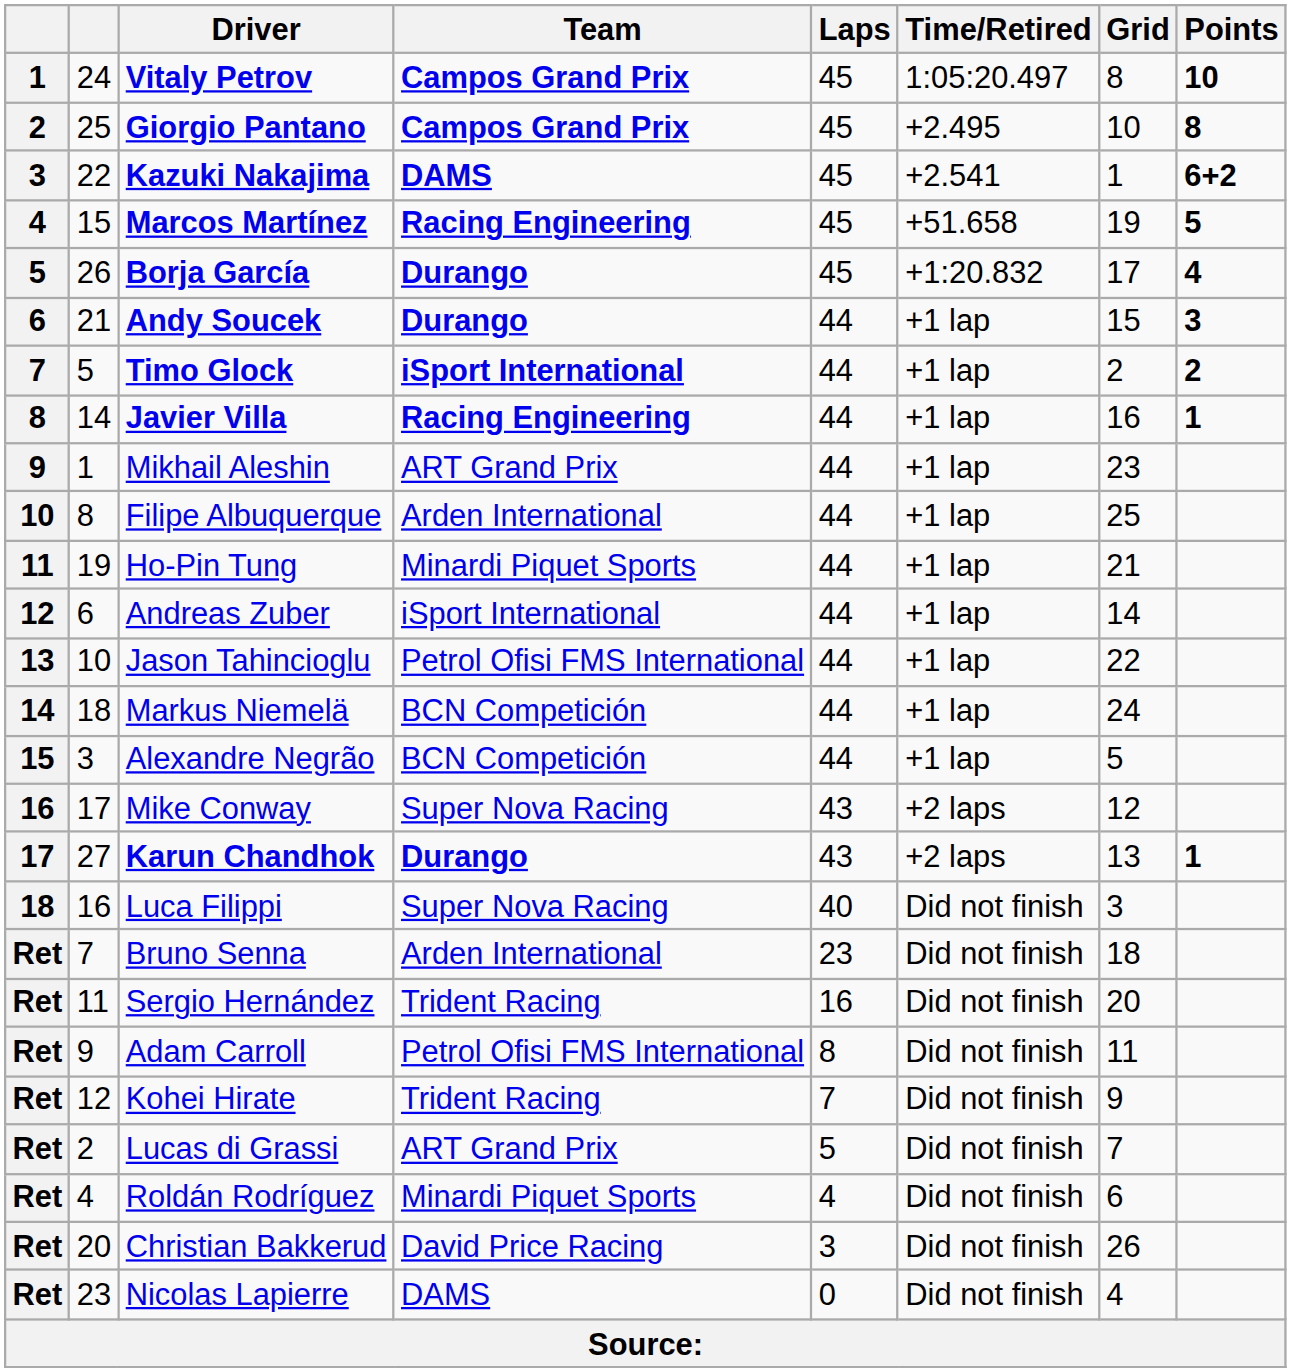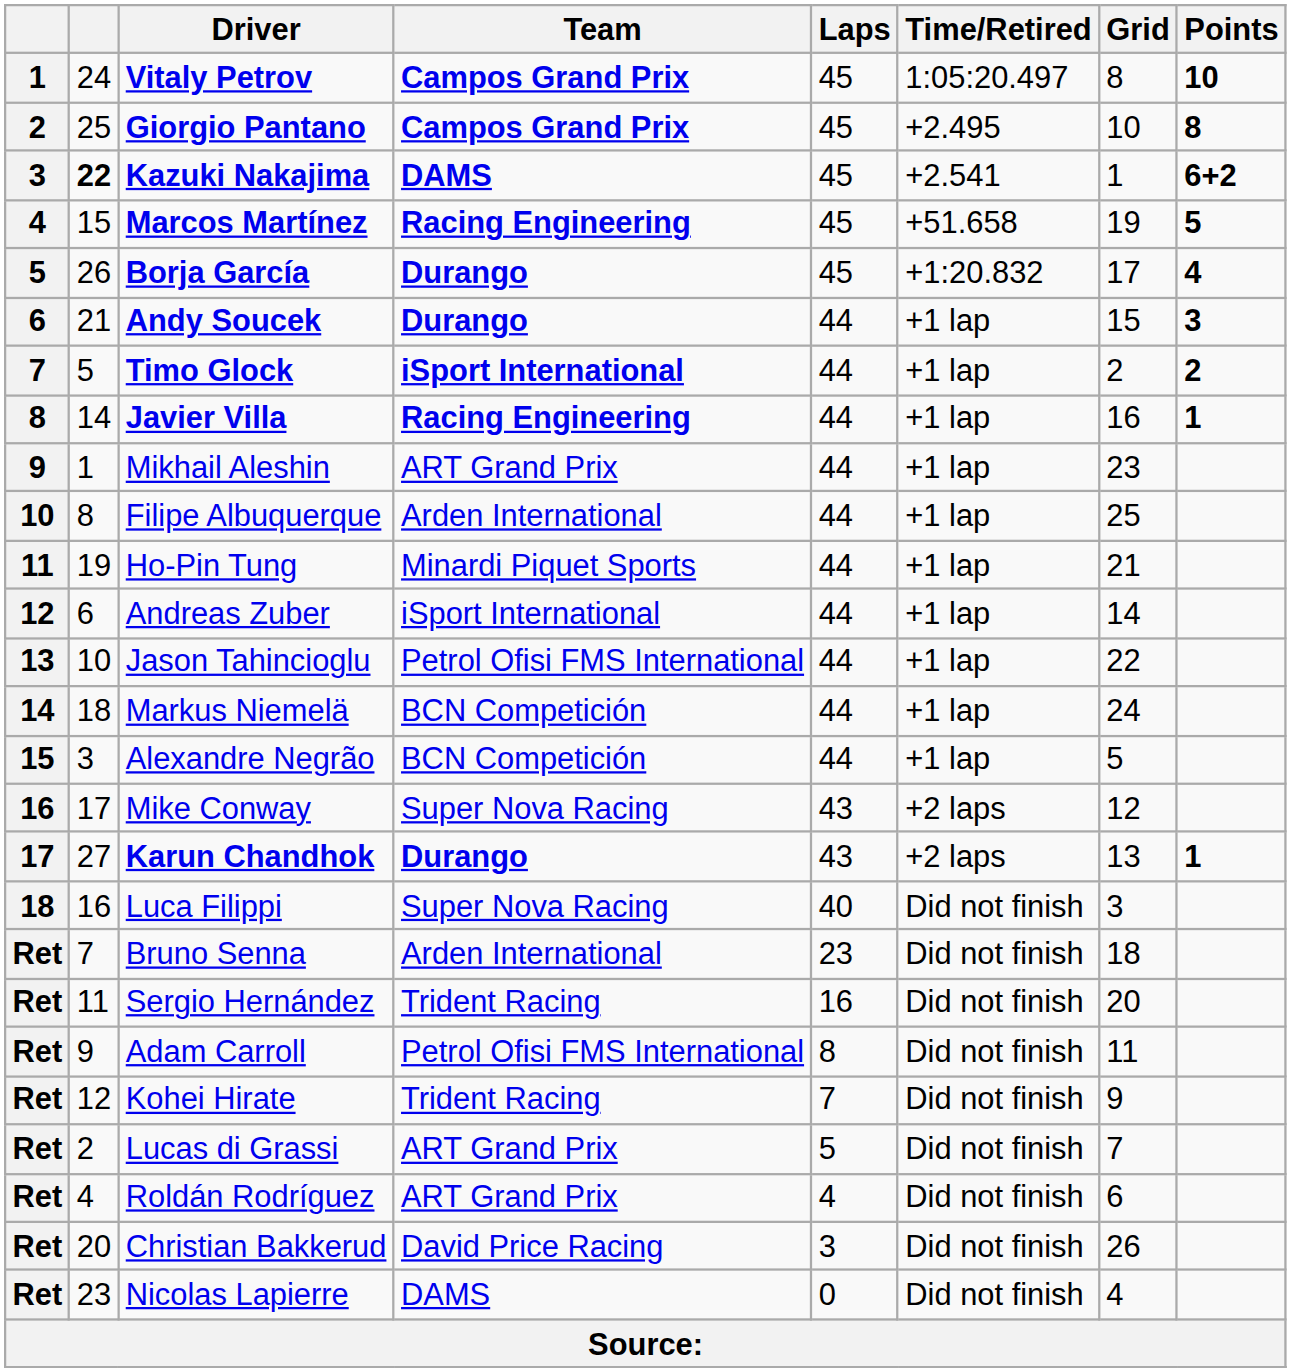(94, 175) normal -> (94, 175) bold
(549, 1197) Minardi Piquet Sports -> (509, 1197) ART Grand Prix
